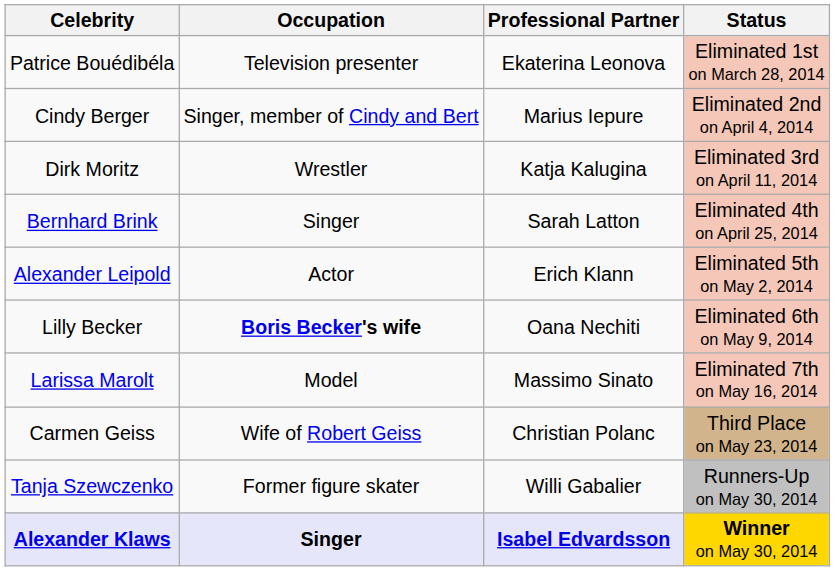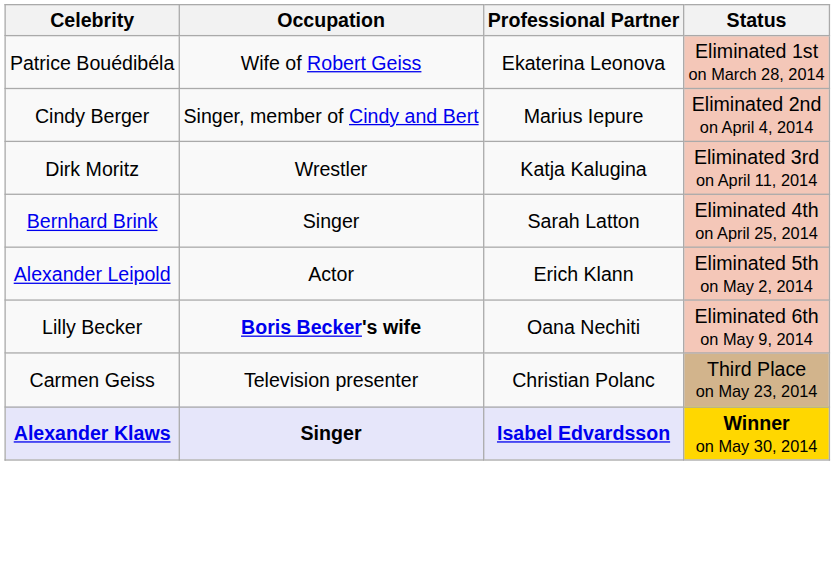(331, 62) Television presenter -> (331, 62) Wife of Robert Geiss
- row: (92, 380)
(331, 433) Wife of Robert Geiss -> (331, 380) Television presenter
- row: (92, 486)
